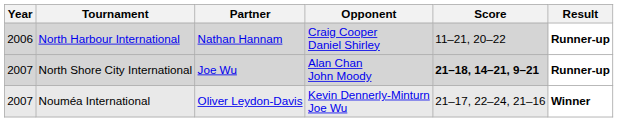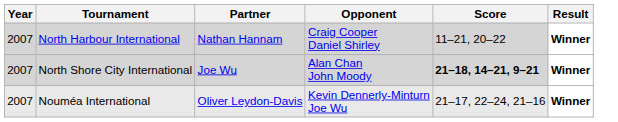(20, 39) 2006 -> (20, 39) 2007
(580, 39) Runner-up -> (571, 39) Winner
(580, 70) Runner-up -> (571, 70) Winner
